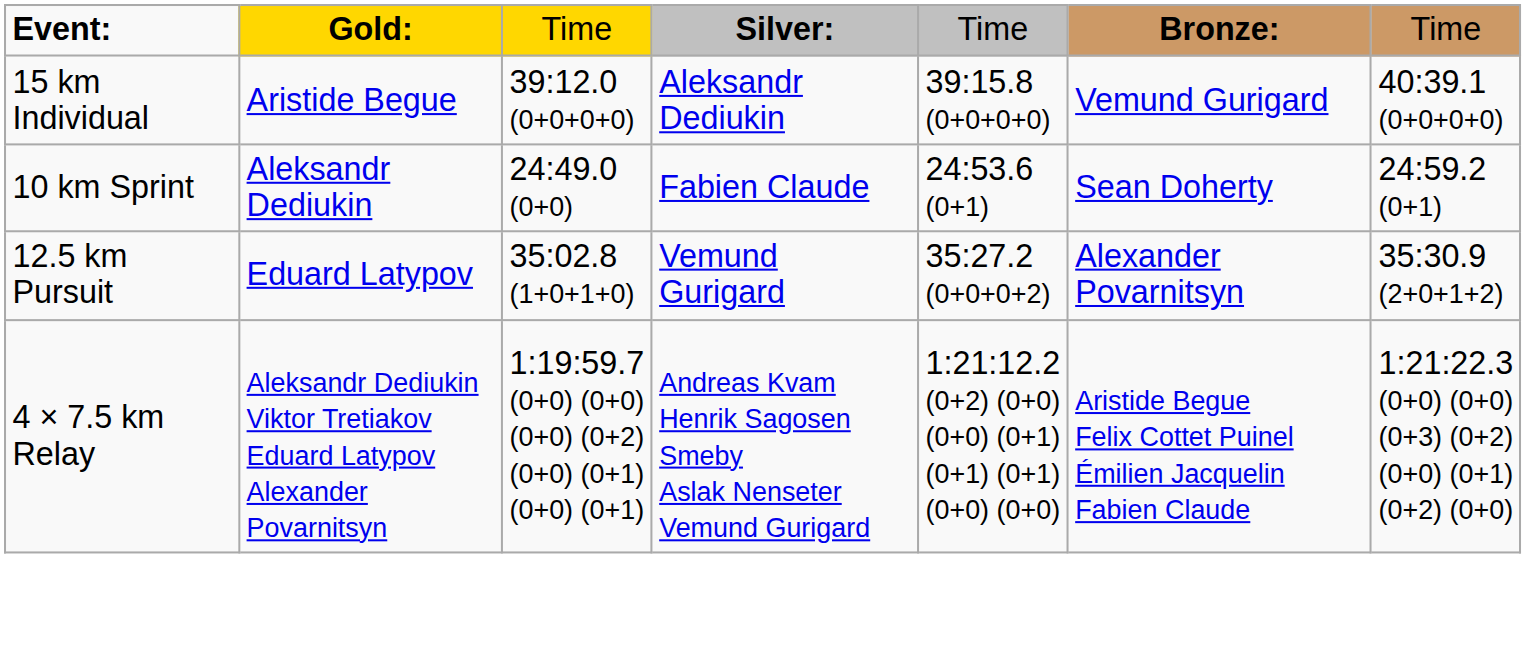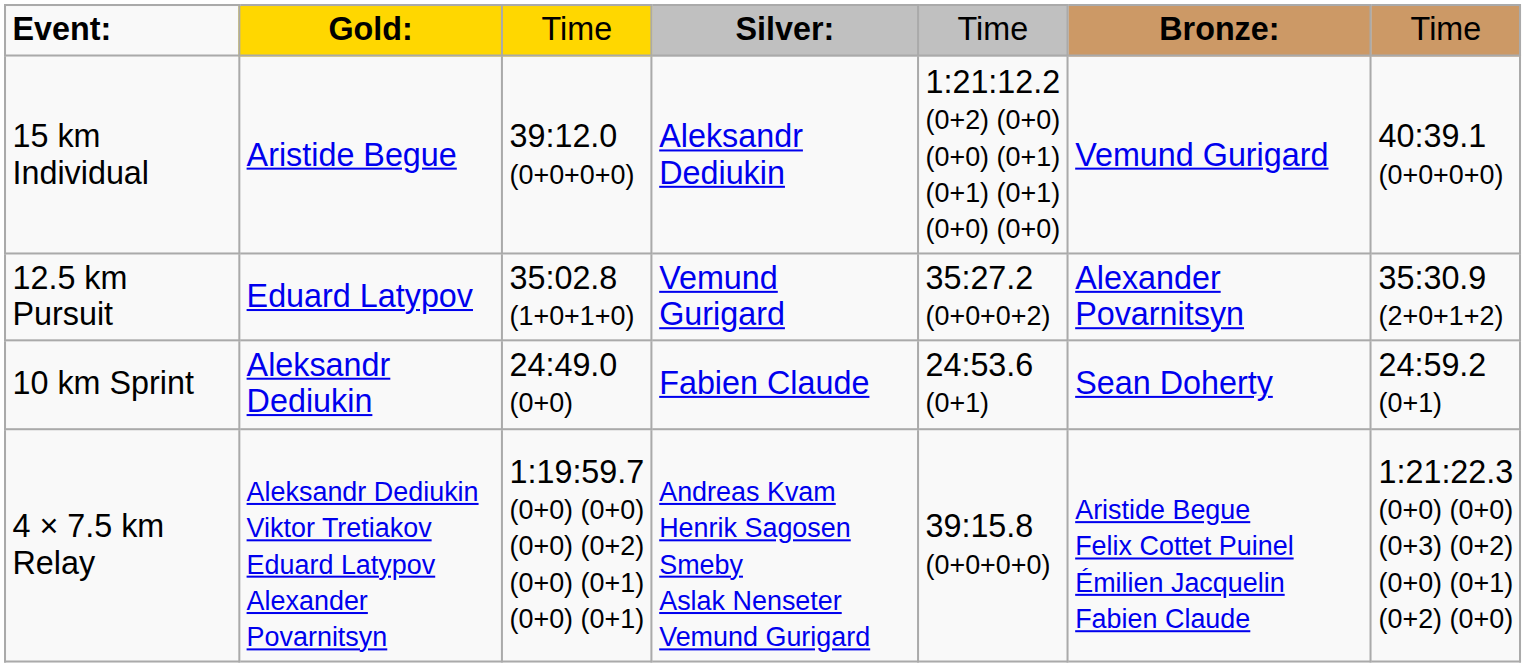(988, 99) 39:15.8 (0+0+0+0) -> (993, 154) 1:21:12.2 (0+2) (0+0) (0+0) (0+1) (0+1) (0+1) (0+0) (0+0)
rows swapped: (103, 187) <-> (70, 274)
(993, 435) 1:21:12.2 (0+2) (0+0) (0+0) (0+1) (0+1) (0+1) (0+0) (0+0) -> (988, 544) 39:15.8 (0+0+0+0)
